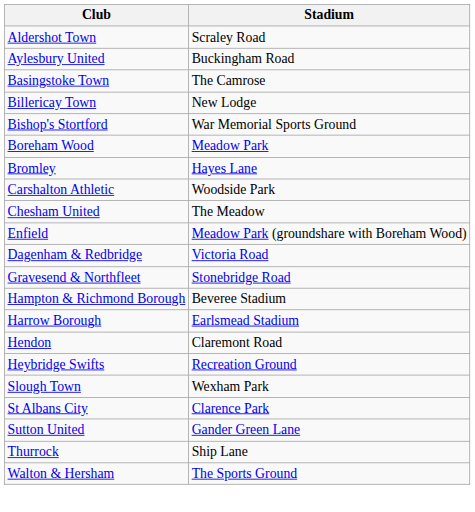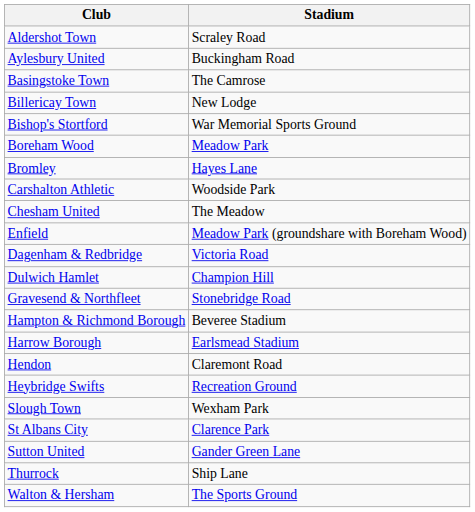+ row: (53, 277)
